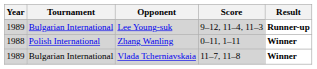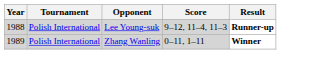(16, 27) 1989 -> (16, 27) 1988
(71, 27) Bulgarian International -> (64, 27) Polish International
(16, 42) 1988 -> (16, 42) 1989
- row: (157, 57)
